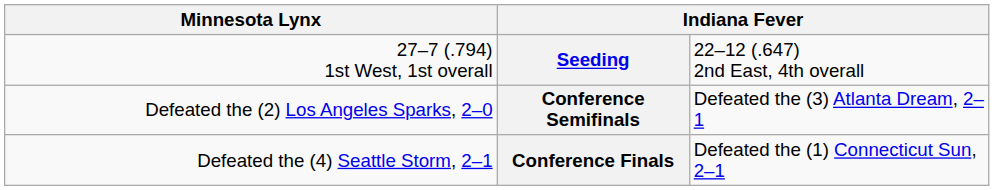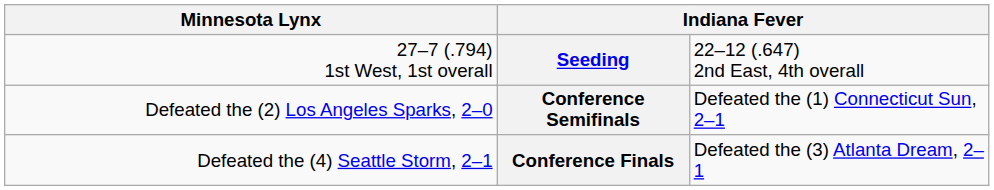(839, 110) Defeated the (3) Atlanta Dream, 2–1 -> (835, 110) Defeated the (1) Connecticut Sun, 2–1
(835, 161) Defeated the (1) Connecticut Sun, 2–1 -> (839, 161) Defeated the (3) Atlanta Dream, 2–1
